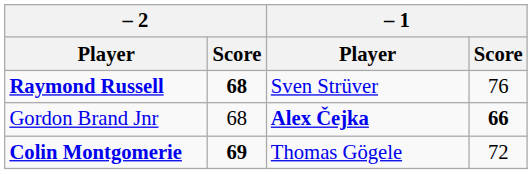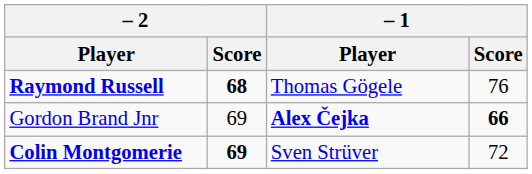(324, 86) Sven Strüver -> (336, 86) Thomas Gögele
(237, 119) 68 -> (237, 119) 69
(336, 151) Thomas Gögele -> (324, 151) Sven Strüver
